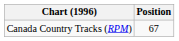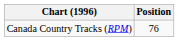(154, 28) 67 -> (154, 28) 76
